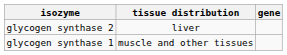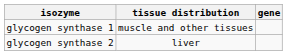rows swapped: (60, 42) <-> (60, 27)
